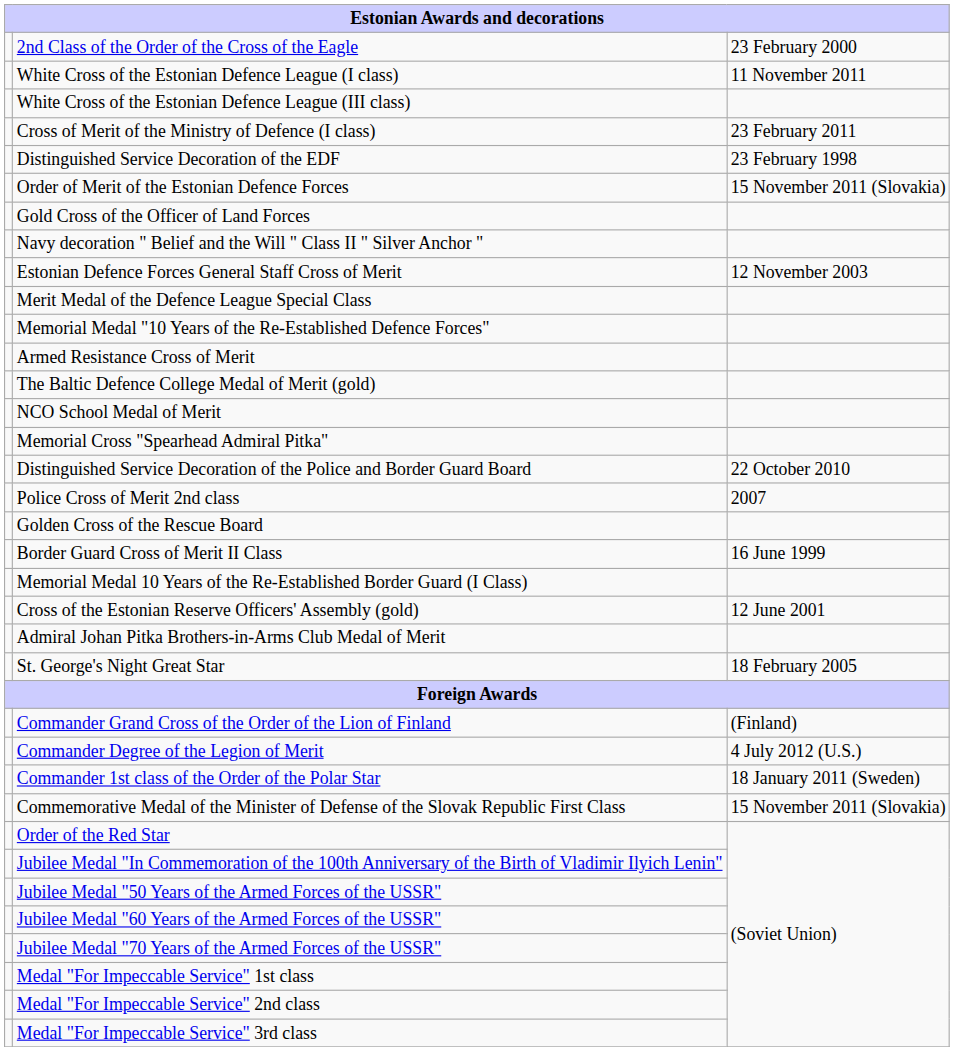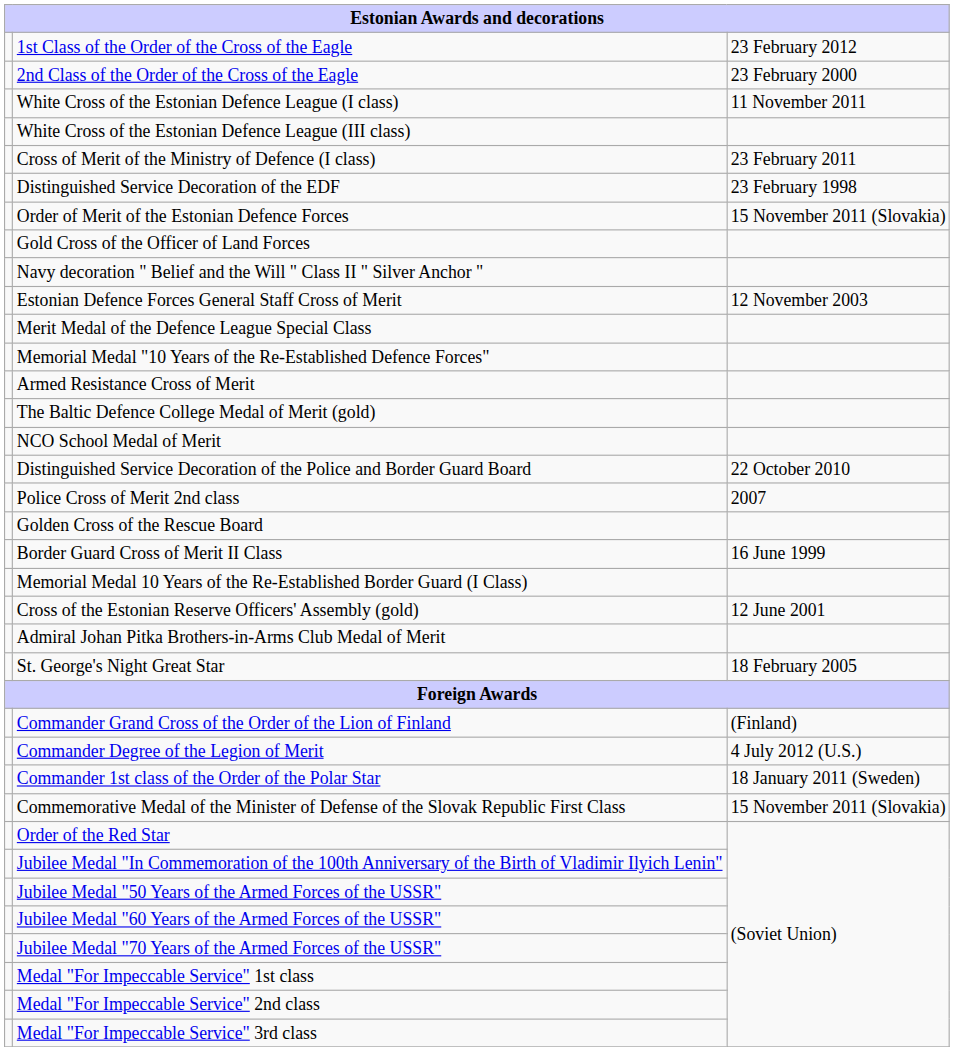+ row: (185, 46)
- row: (173, 441)
